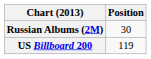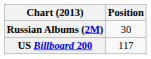(126, 45) 119 -> (126, 45) 117
